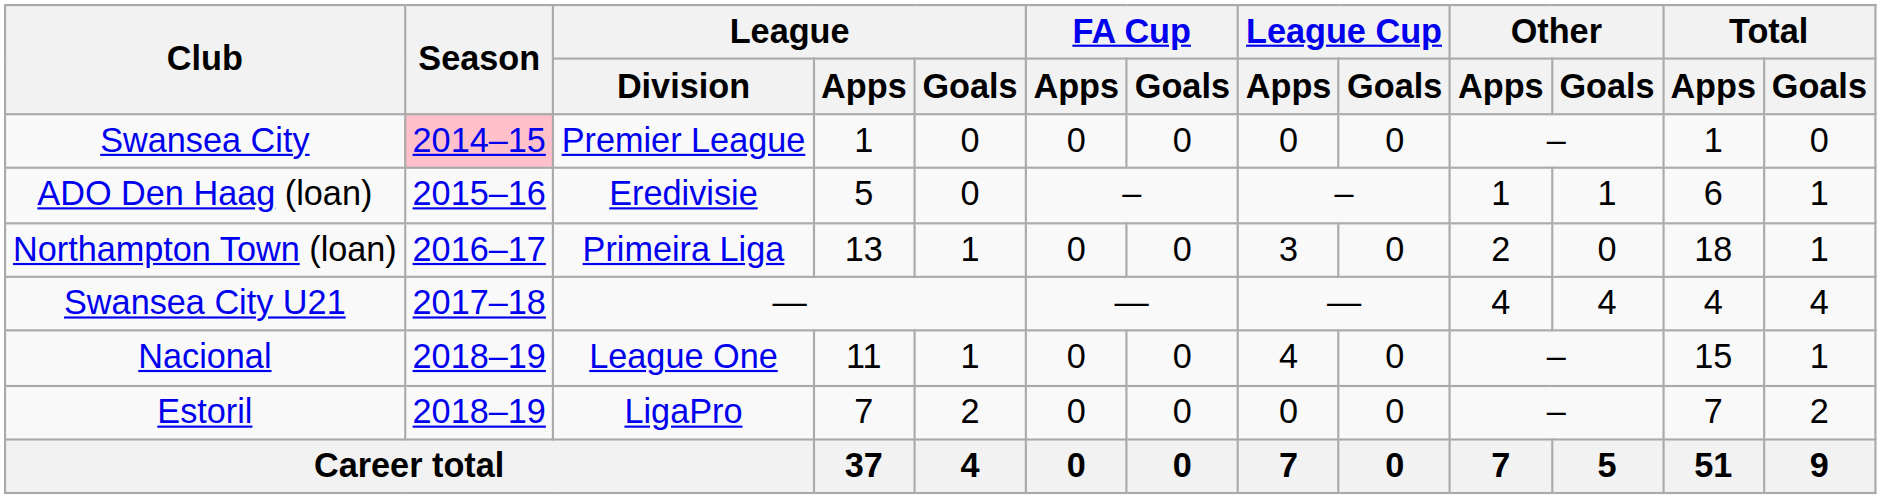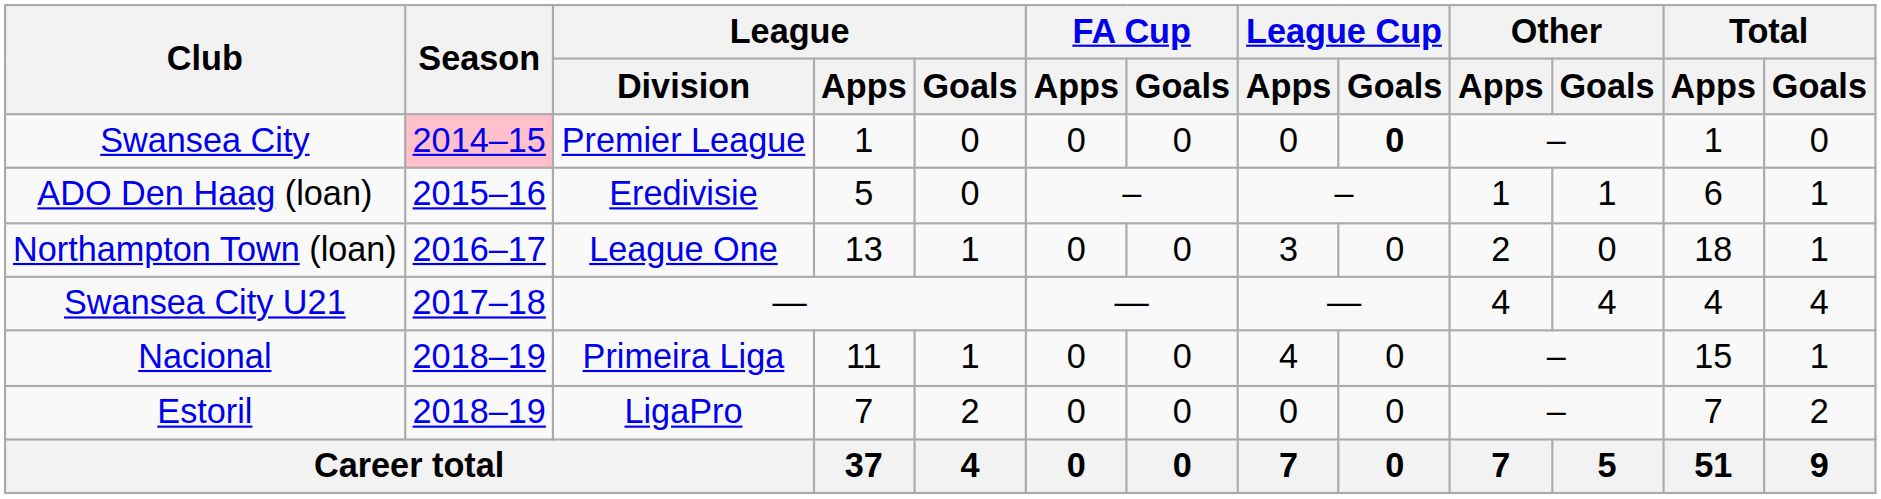(1395, 140) normal -> (1395, 140) bold
(683, 248) Primeira Liga -> (683, 248) League One
(683, 357) League One -> (683, 357) Primeira Liga
